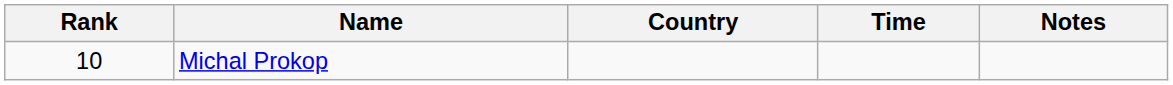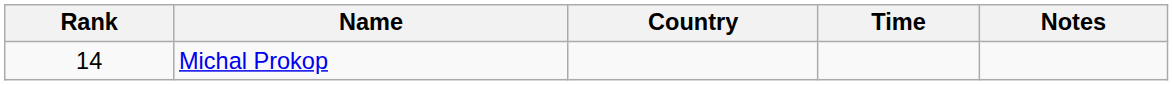(89, 60) 10 -> (89, 60) 14
